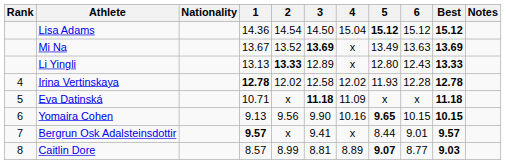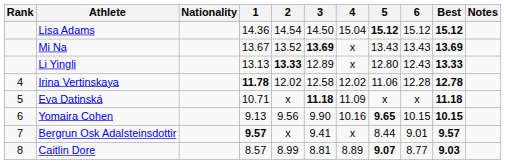(385, 47) 13.49 -> (385, 47) 13.43
(417, 47) 13.63 -> (417, 47) 13.43
(256, 82) 12.78 -> (256, 82) 11.78
(385, 82) 11.93 -> (385, 82) 11.06
